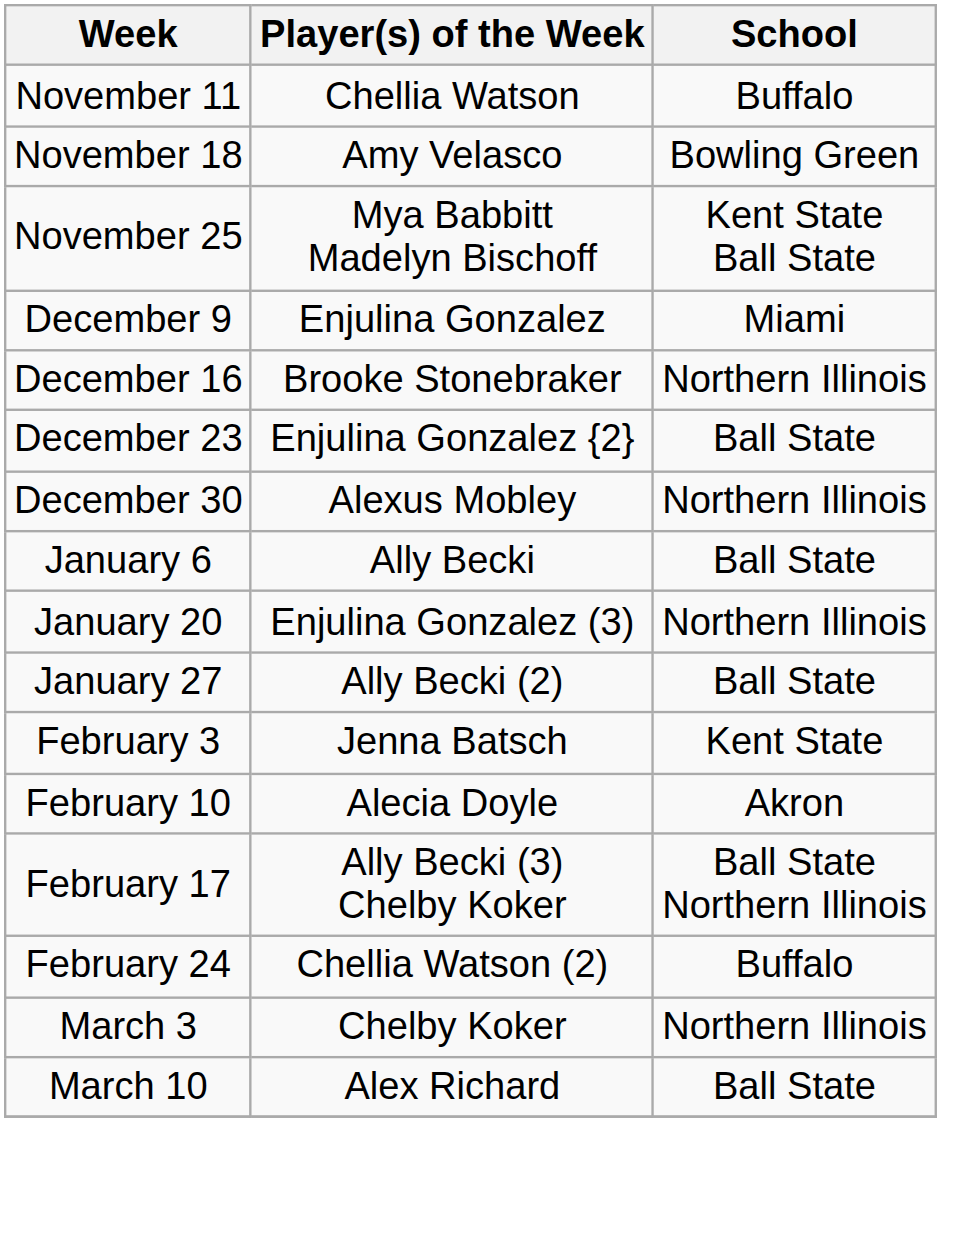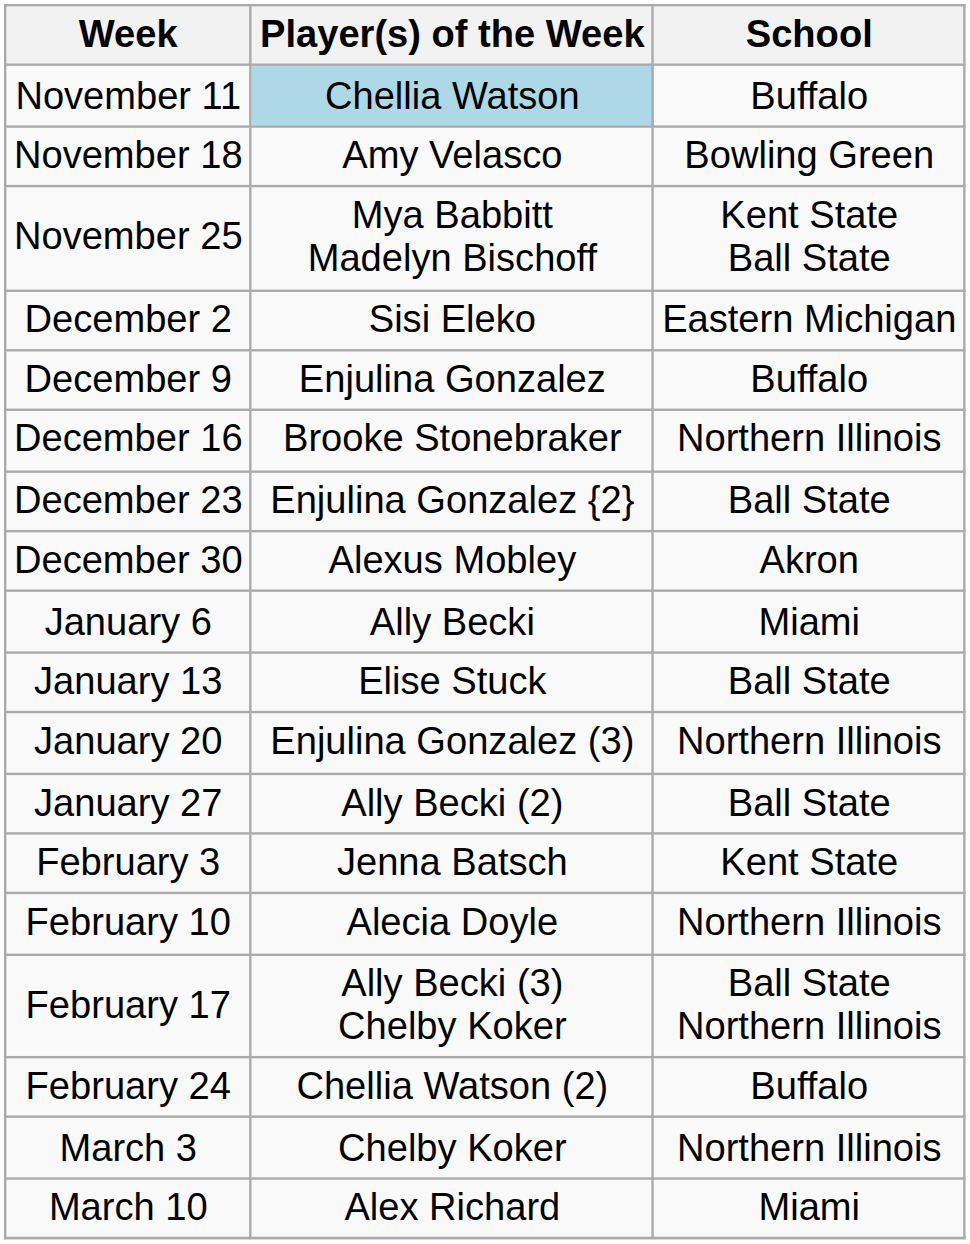(452, 95) no background -> (452, 95) lightblue background
+ row: (128, 319)
(794, 319) Miami -> (809, 379) Buffalo
(794, 500) Northern Illinois -> (809, 560) Akron
(794, 560) Ball State -> (809, 621) Miami
+ row: (128, 681)
(794, 802) Akron -> (809, 923) Northern Illinois
(794, 1086) Ball State -> (809, 1207) Miami
